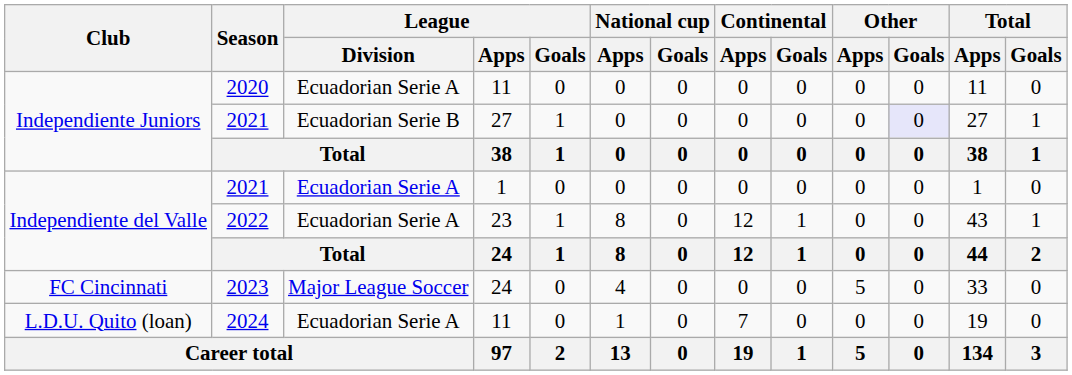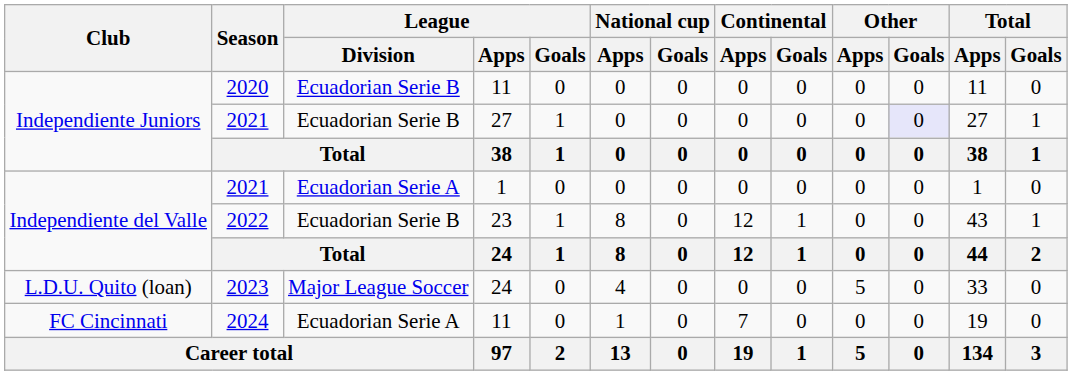(378, 87) Ecuadorian Serie A -> (378, 87) Ecuadorian Serie B
(378, 220) Ecuadorian Serie A -> (378, 220) Ecuadorian Serie B
(108, 287) FC Cincinnati -> (108, 287) L.D.U. Quito (loan)
(108, 320) L.D.U. Quito (loan) -> (108, 320) FC Cincinnati
